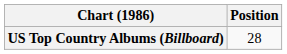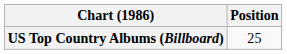(254, 37) 28 -> (254, 37) 25
